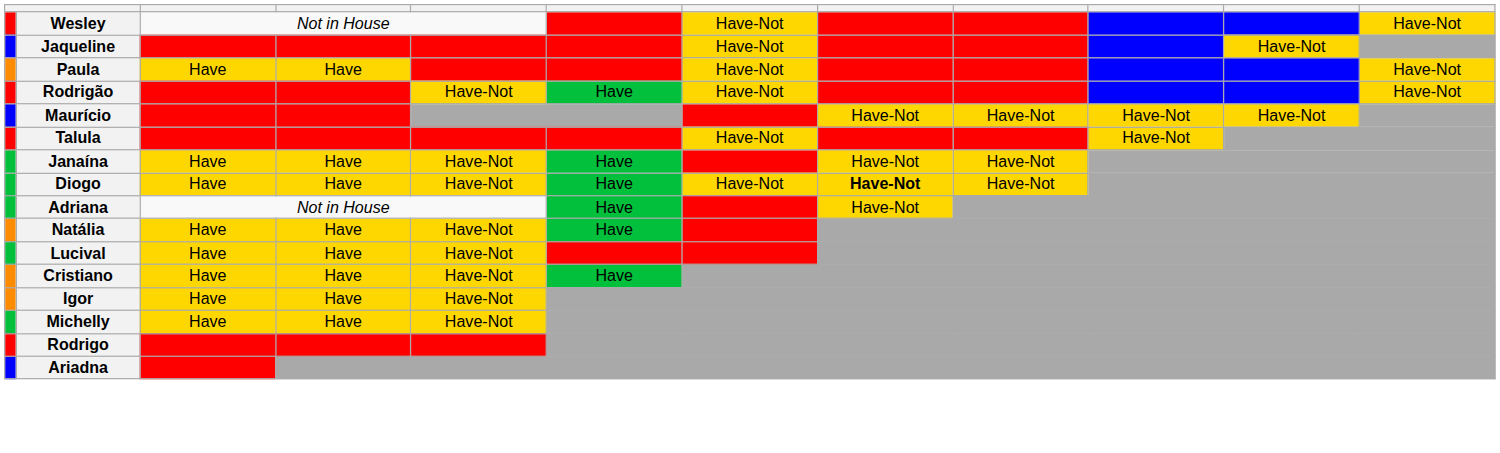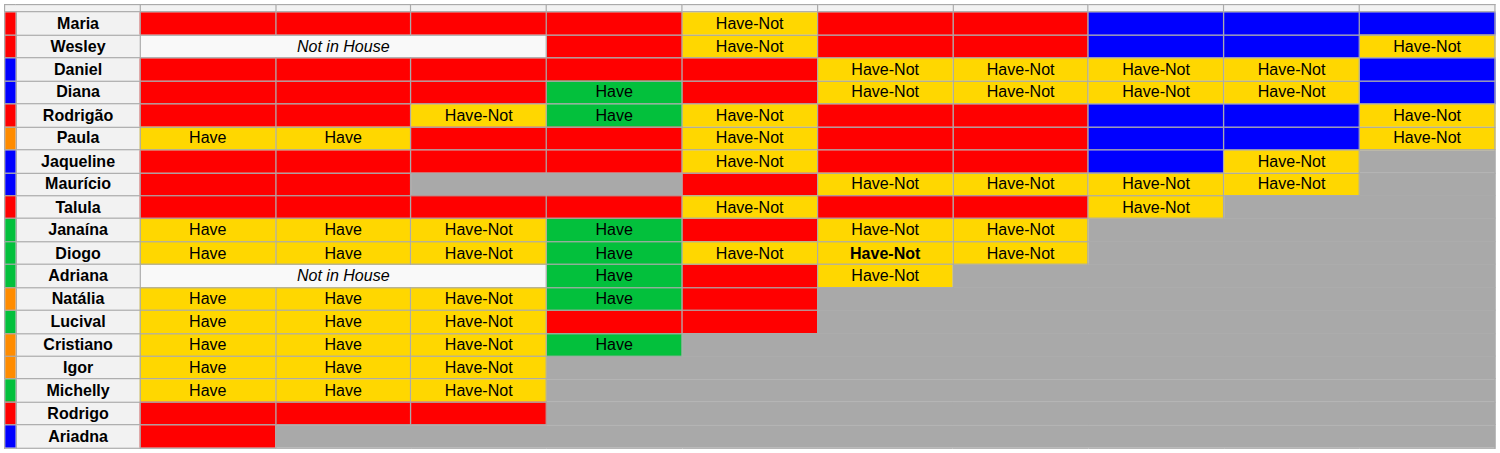+ row: (78, 23)
+ row: (78, 69)
+ row: (78, 92)
rows swapped: (78, 92) <-> (78, 46)
